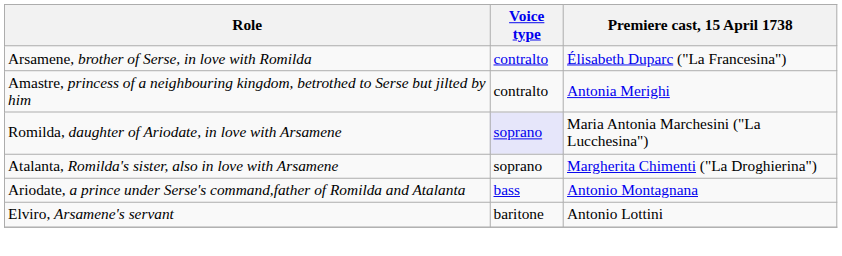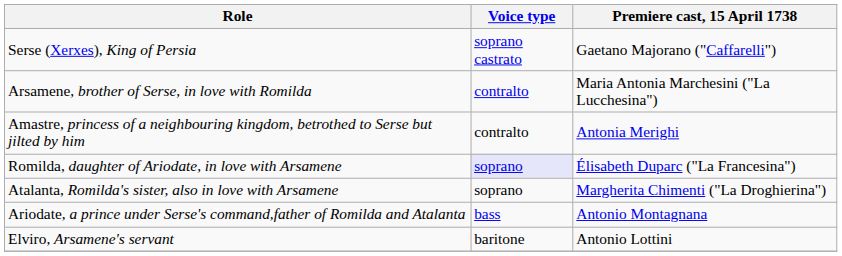+ row: (102, 49)
(677, 58) Élisabeth Duparc ("La Francesina") -> (673, 91) Maria Antonia Marchesini ("La Lucchesina")
(664, 132) Maria Antonia Marchesini ("La Lucchesina") -> (686, 165) Élisabeth Duparc ("La Francesina")
